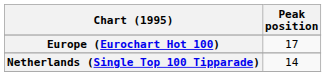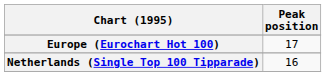(292, 62) 14 -> (292, 62) 16
